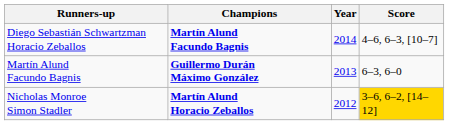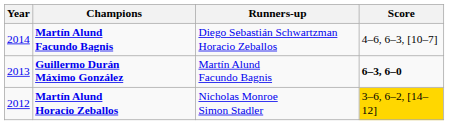columns swapped: (345, 14) <-> (86, 14)
(382, 71) normal -> (382, 71) bold
